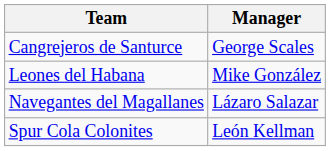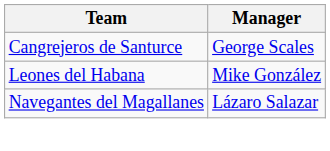- row: (81, 131)
